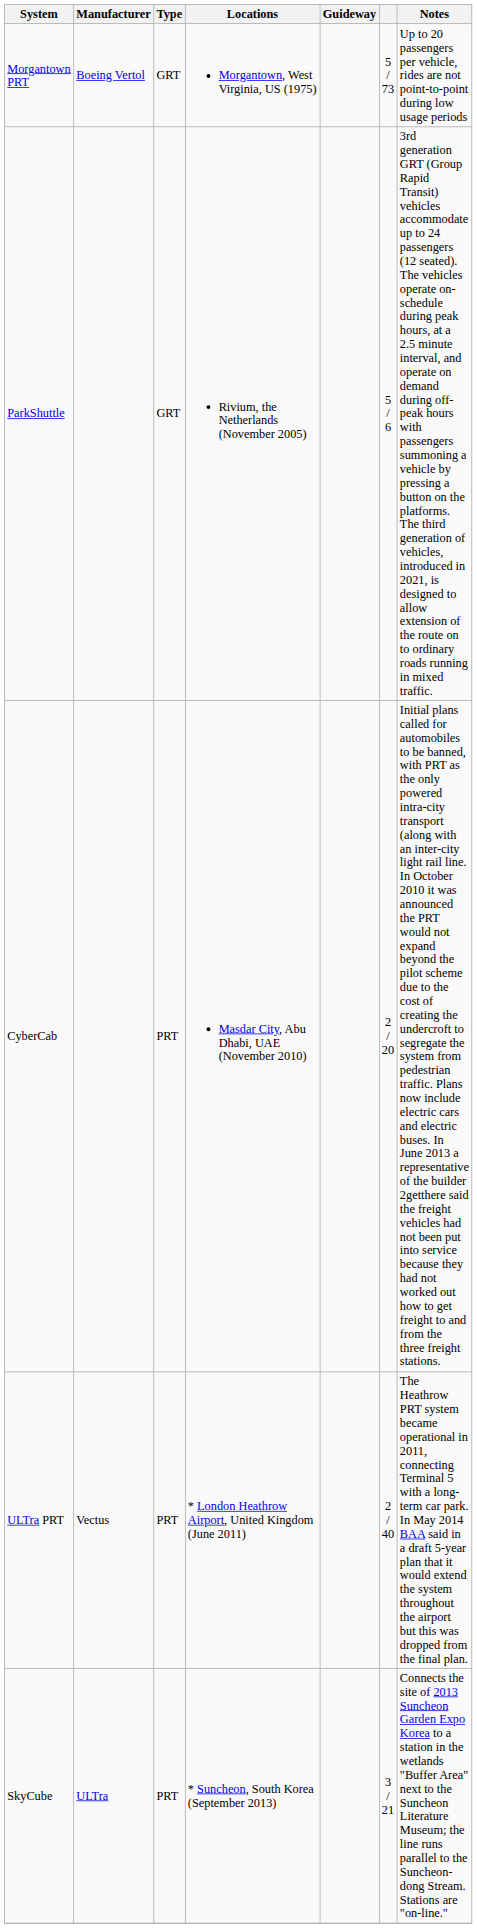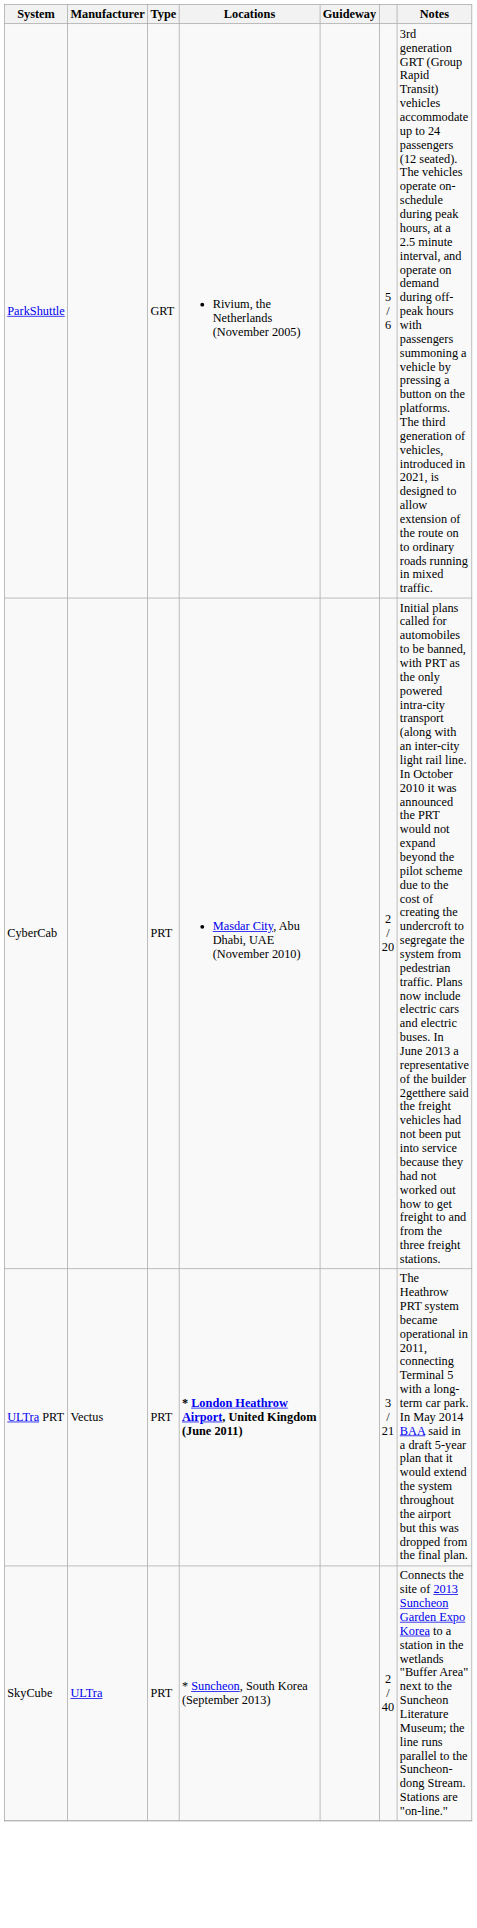- row: (39, 75)
(251, 1520) normal -> (249, 1417) bold
(388, 1520) 2 / 40 -> (388, 1417) 3 / 21
(388, 1795) 3 / 21 -> (388, 1693) 2 / 40
